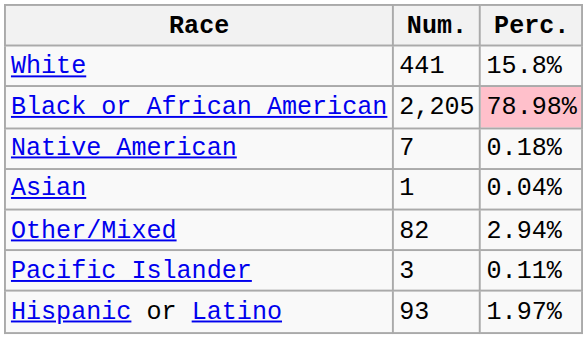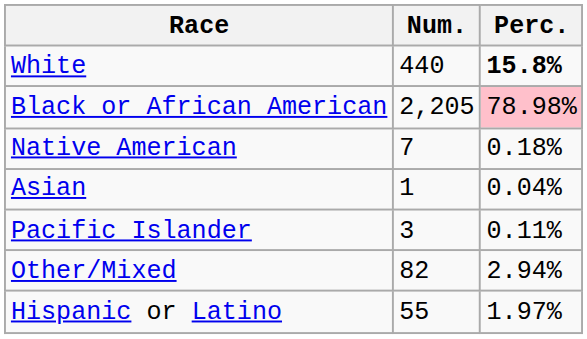(422, 66) 441 -> (422, 66) 440
(524, 66) normal -> (524, 66) bold
rows swapped: (131, 271) <-> (94, 230)
(414, 312) 93 -> (414, 312) 55
